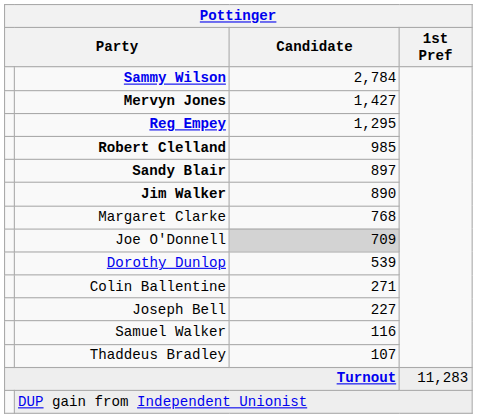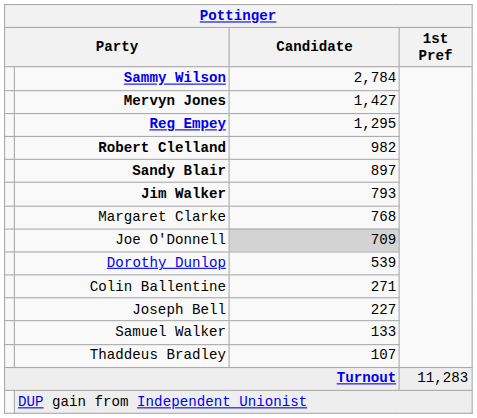(383, 148) 985 -> (383, 148) 982
(383, 194) 890 -> (383, 194) 793
(383, 333) 116 -> (383, 333) 133
